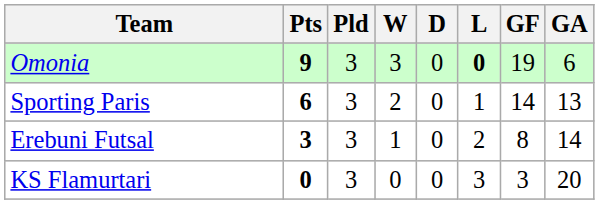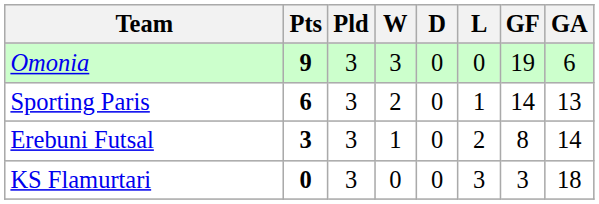(479, 62) bold -> (479, 62) normal
(569, 179) 20 -> (569, 179) 18
